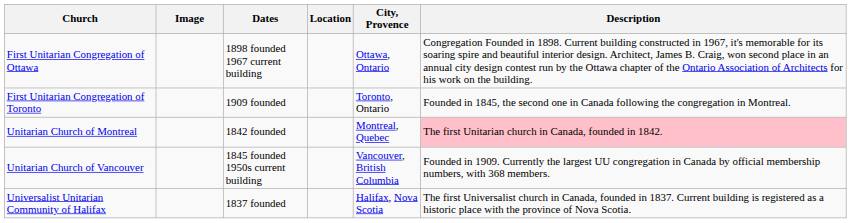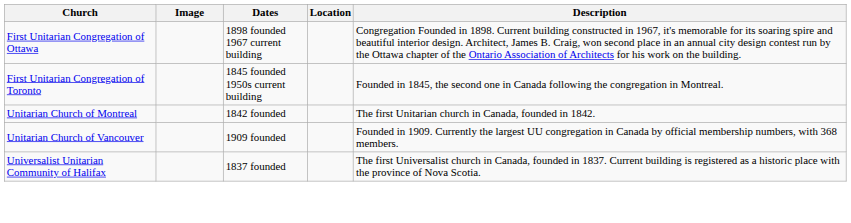- column: (387, 19)
(256, 102) 1909 founded -> (256, 84) 1845 founded 1950s current building
(543, 132) pink background -> (476, 113) no background
(256, 167) 1845 founded 1950s current building -> (256, 137) 1909 founded
